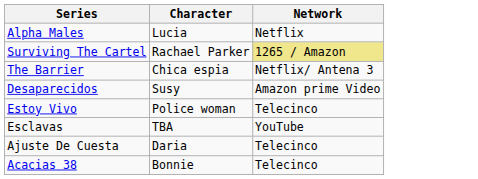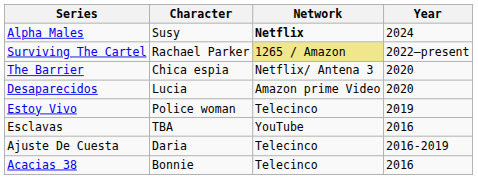+ column: (428, 14)
(169, 33) Lucia -> (166, 33) Susy
(279, 33) normal -> (279, 33) bold
(166, 89) Susy -> (169, 89) Lucia
